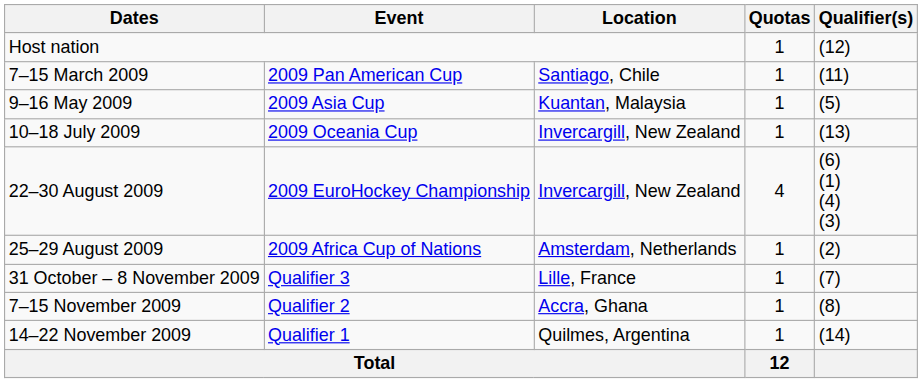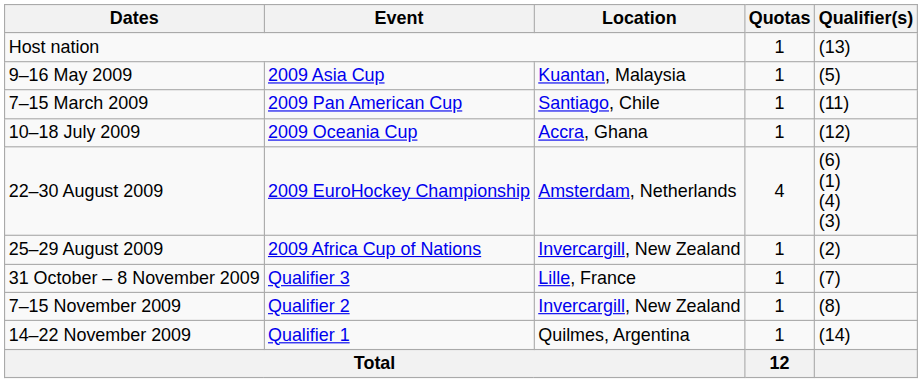(835, 47) (12) -> (835, 47) (13)
rows swapped: (78, 75) <-> (70, 103)
(639, 132) Invercargill, New Zealand -> (593, 132) Accra, Ghana
(835, 132) (13) -> (835, 132) (12)
(639, 191) Invercargill, New Zealand -> (637, 191) Amsterdam, Netherlands
(637, 249) Amsterdam, Netherlands -> (639, 249) Invercargill, New Zealand
(593, 306) Accra, Ghana -> (639, 306) Invercargill, New Zealand
